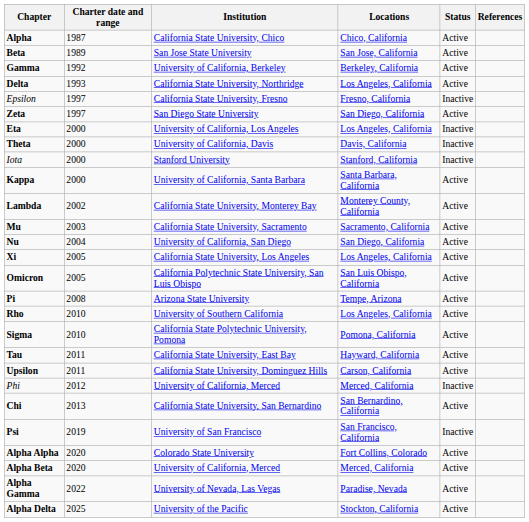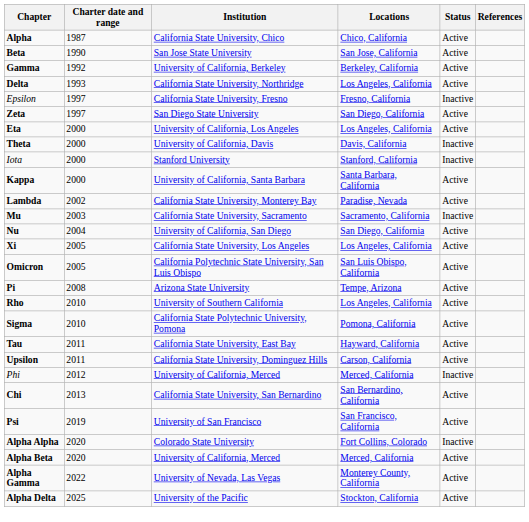(76, 53) 1989 -> (76, 53) 1990
(458, 129) Inactive -> (455, 129) Active
(375, 206) Monterey County, California -> (374, 201) Paradise, Nevada
(455, 227) Active -> (458, 216) Inactive
(458, 432) Inactive -> (455, 421) Active
(455, 453) Active -> (458, 442) Inactive
(374, 488) Paradise, Nevada -> (375, 478) Monterey County, California
